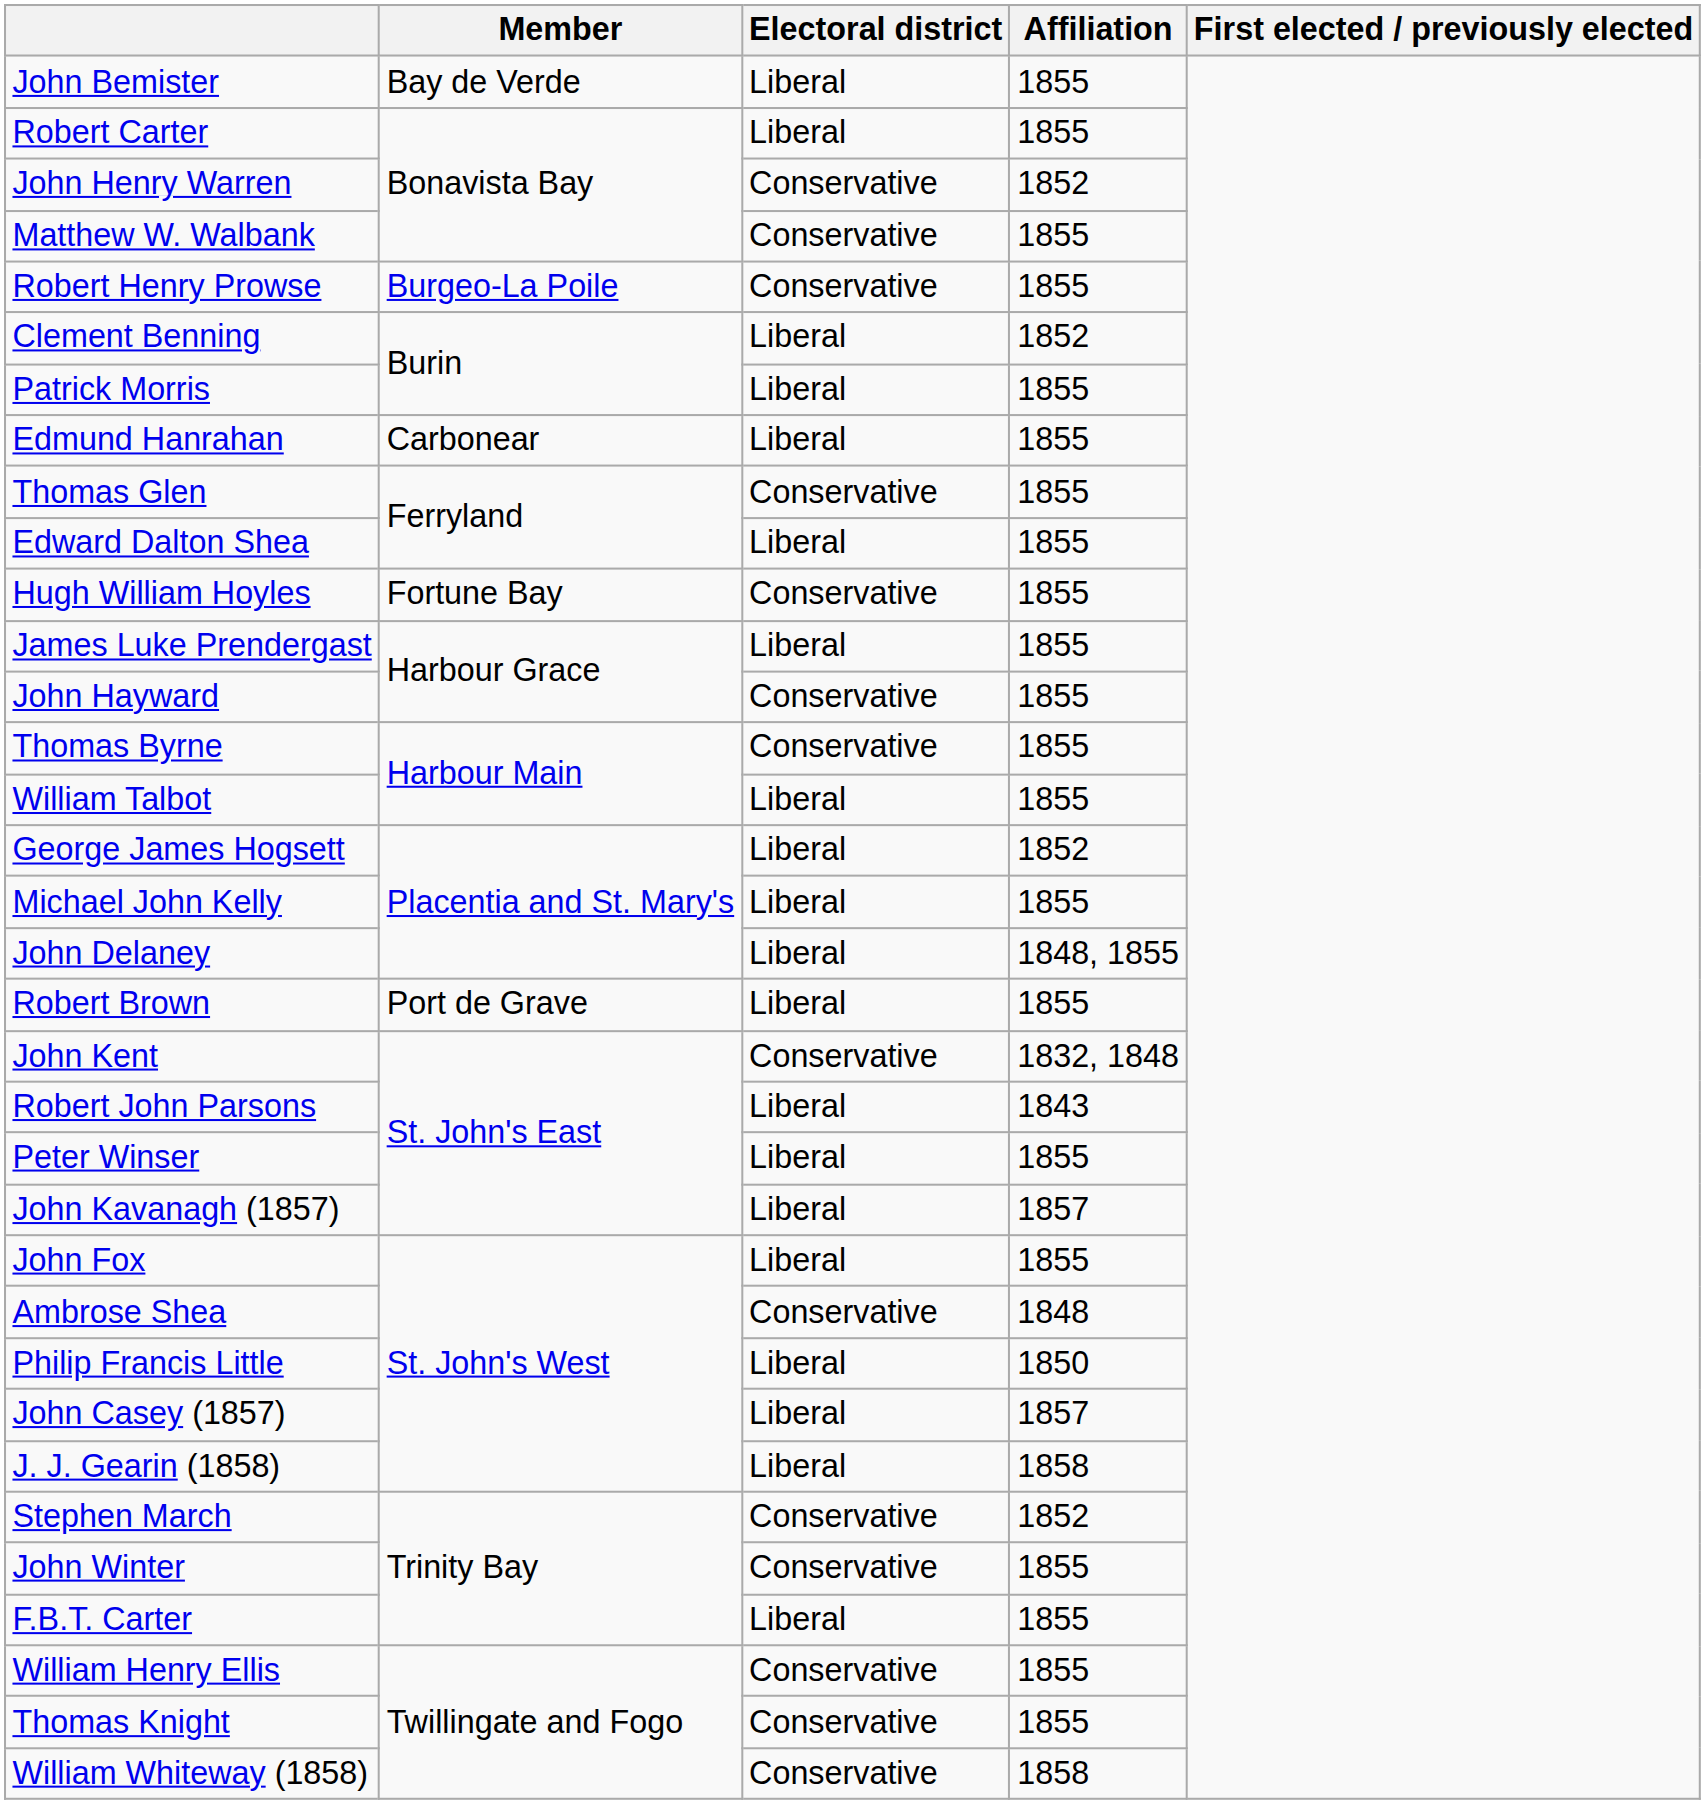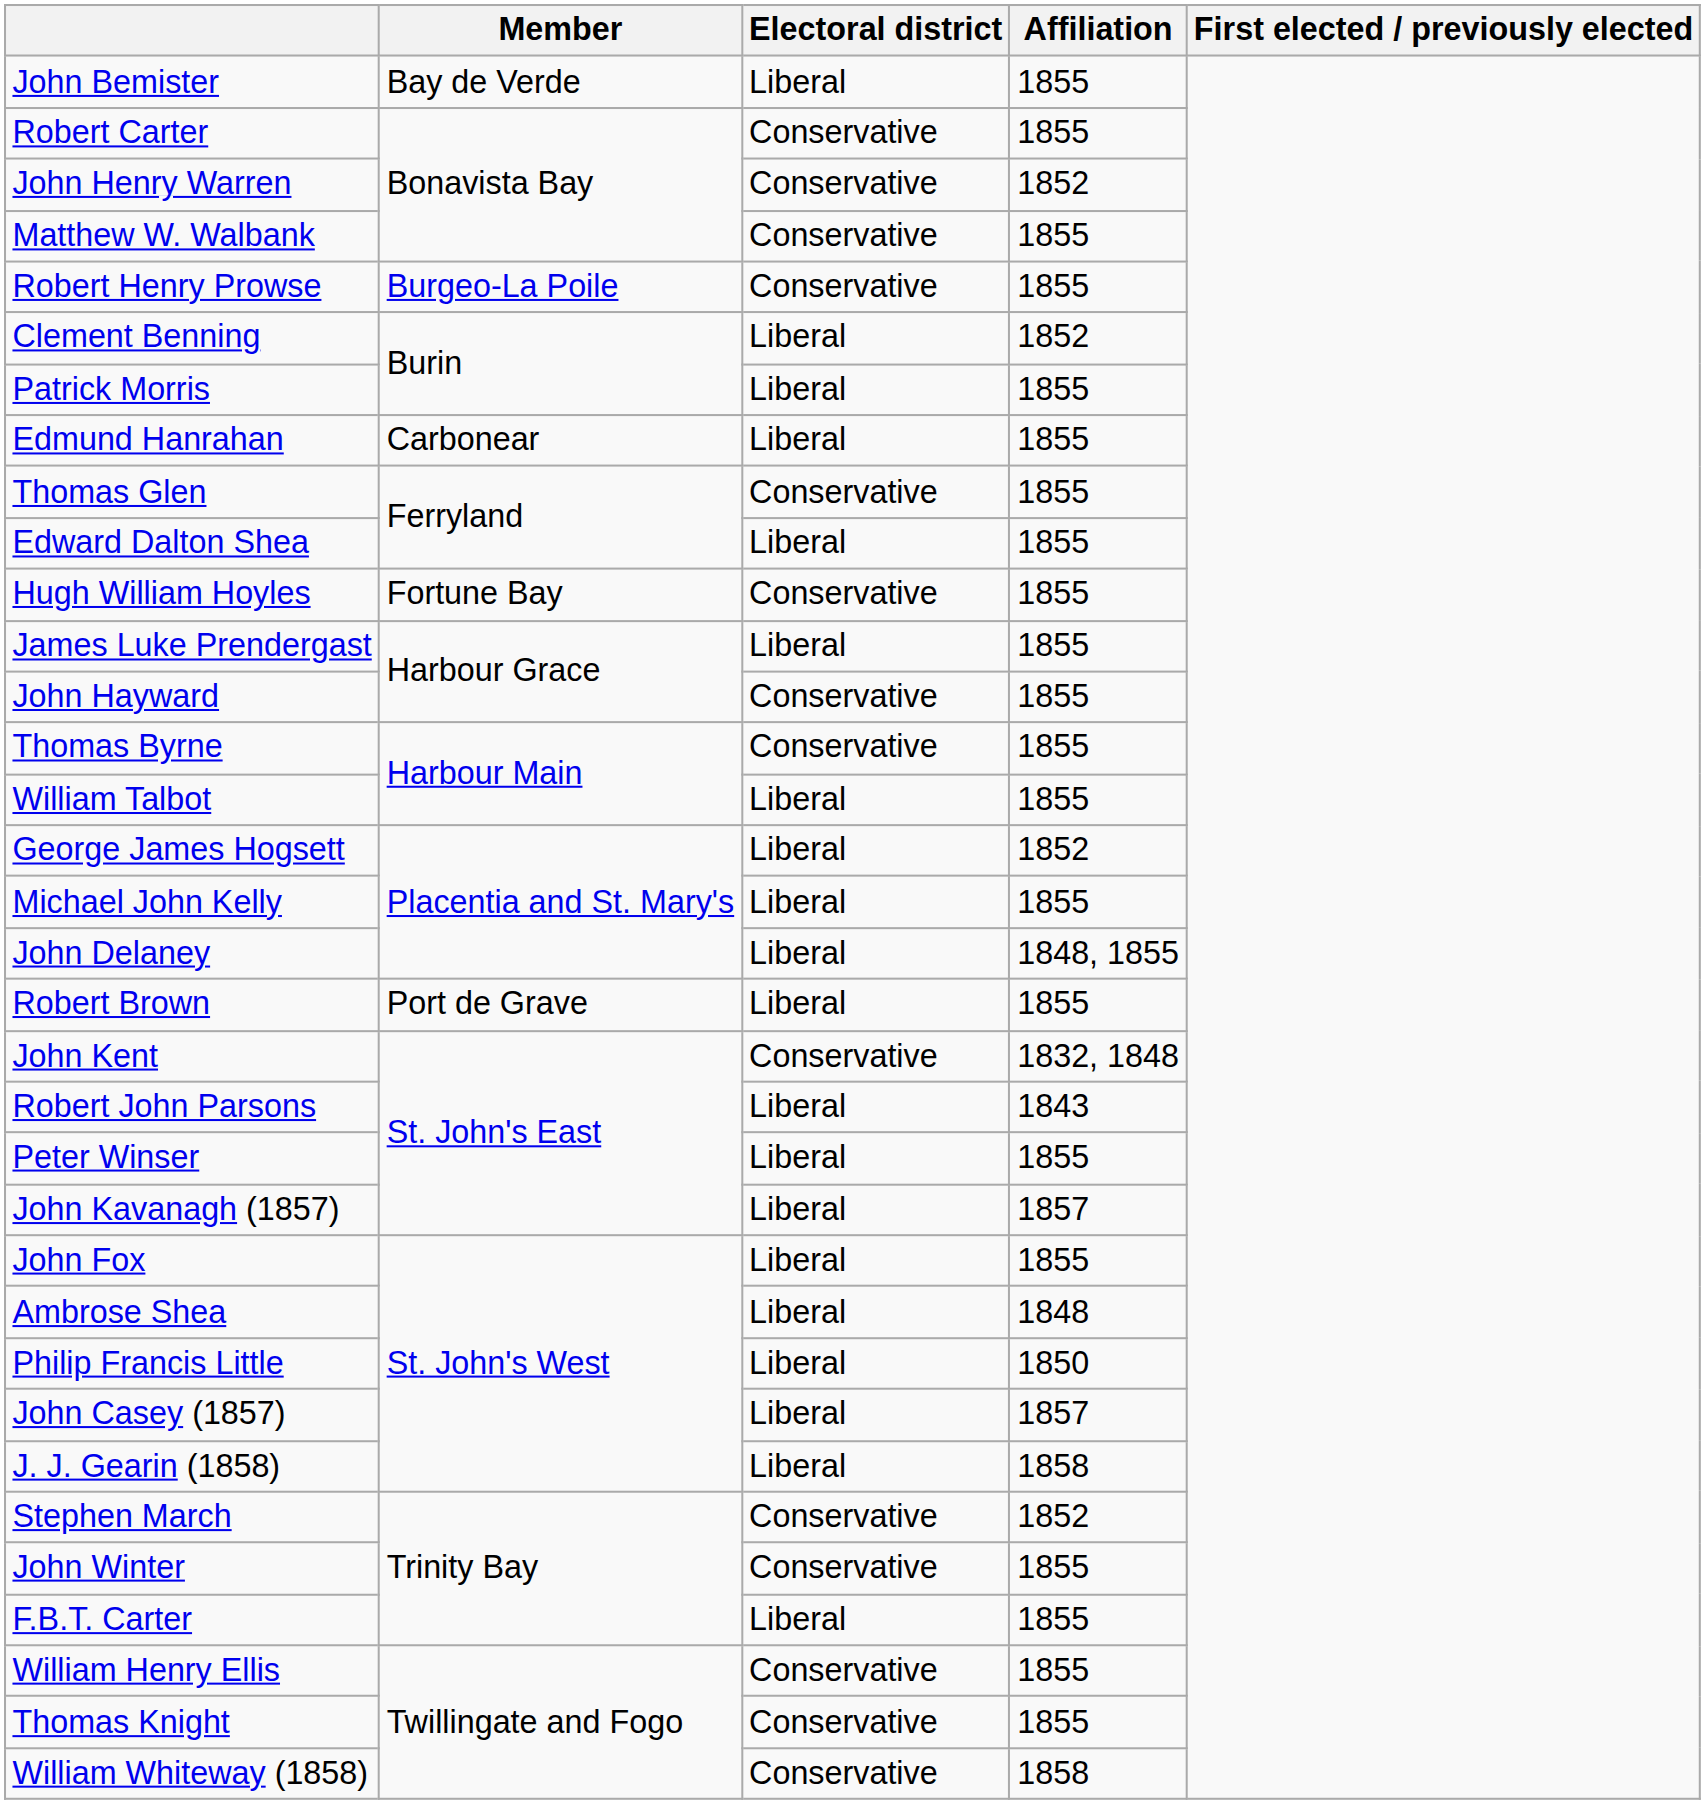(798, 132) Liberal -> (843, 132) Conservative
(843, 1311) Conservative -> (798, 1311) Liberal
